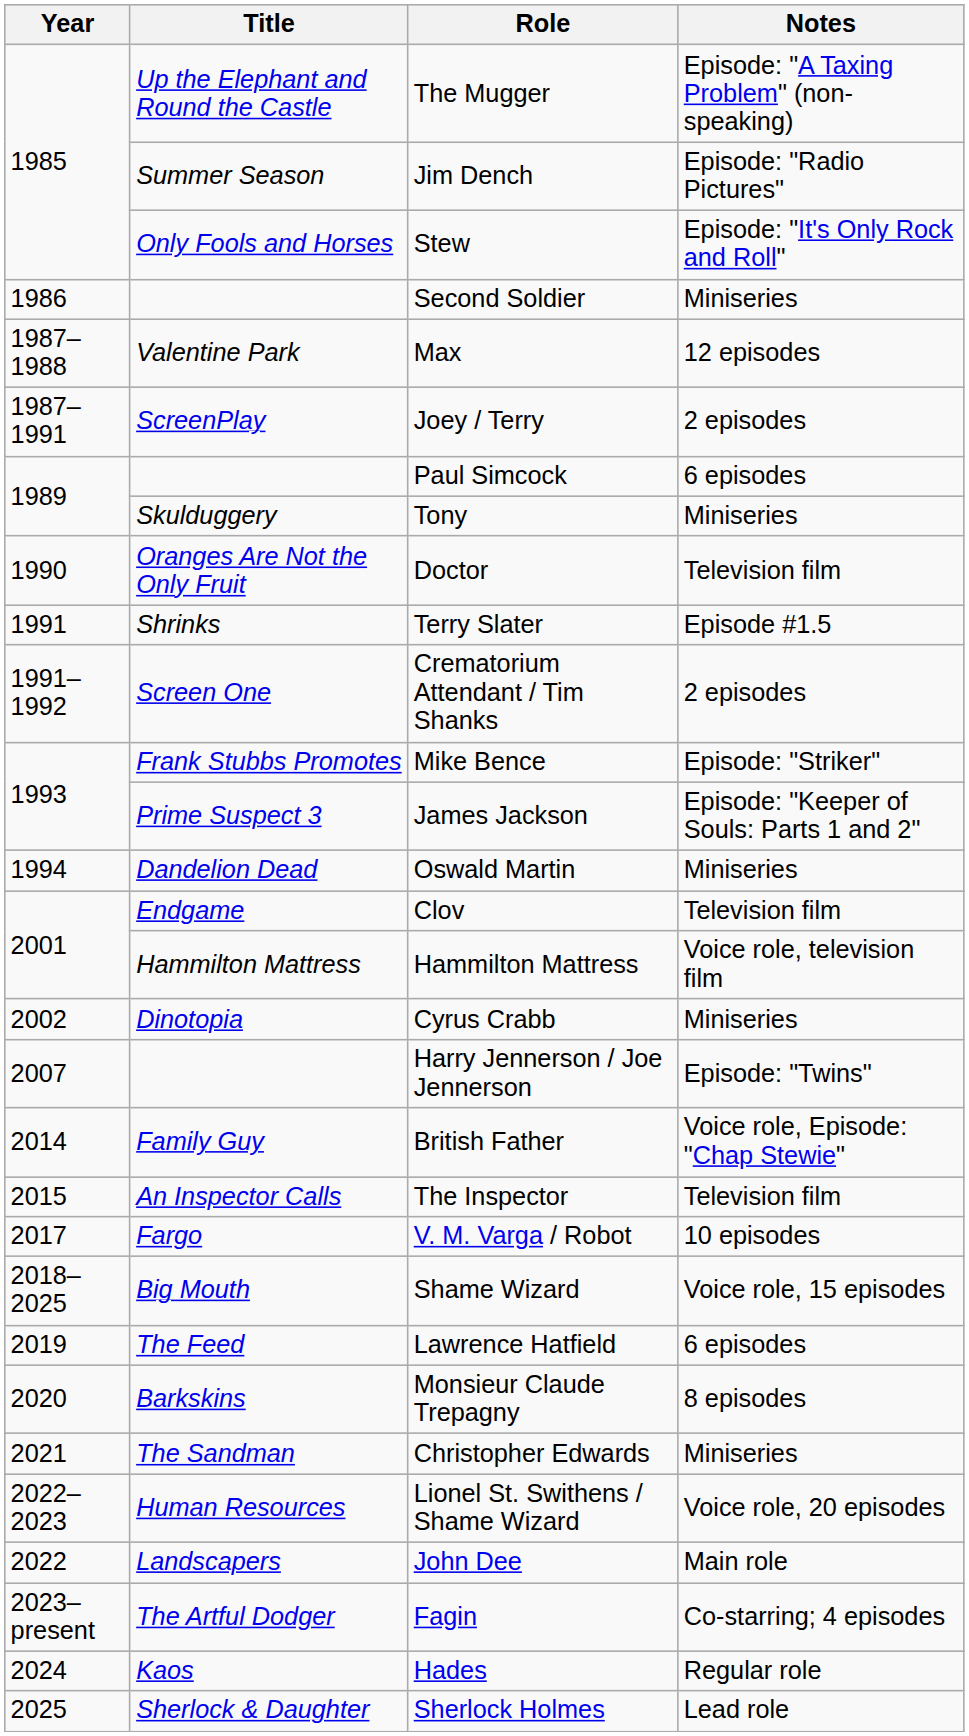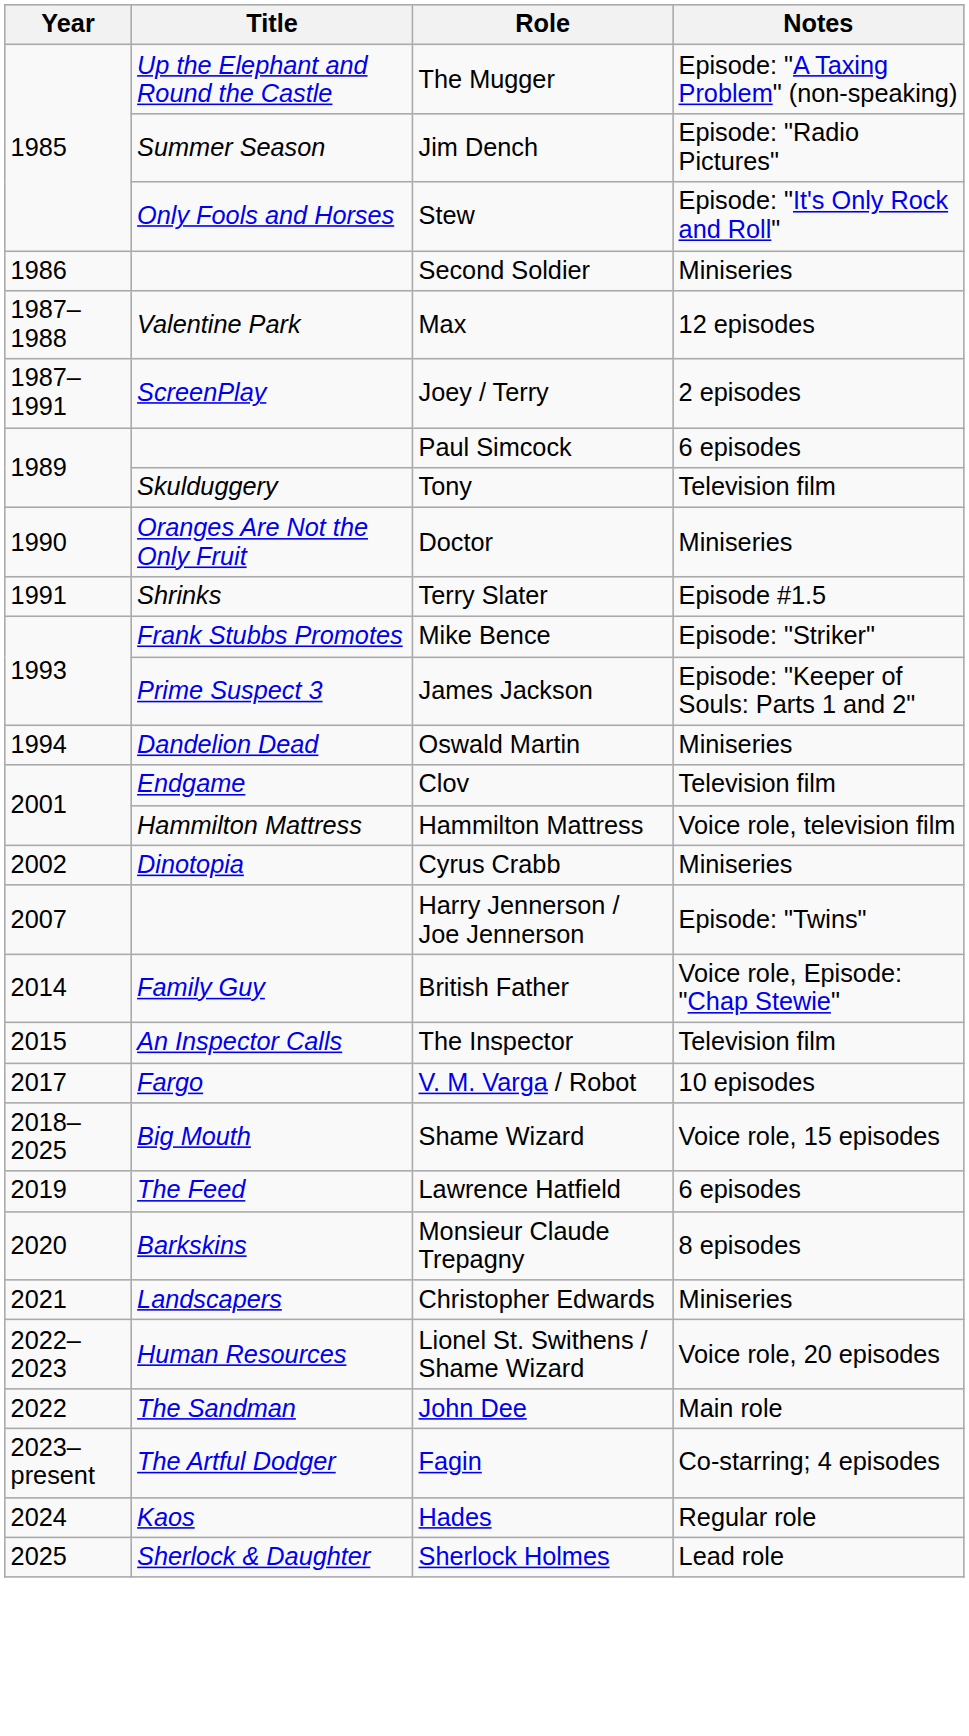(741, 515) Miniseries -> (757, 487) Television film
(762, 570) Television film -> (735, 541) Miniseries
- row: (499, 693)
(216, 1453) The Sandman -> (209, 1299) Landscapers
(209, 1562) Landscapers -> (216, 1408) The Sandman
